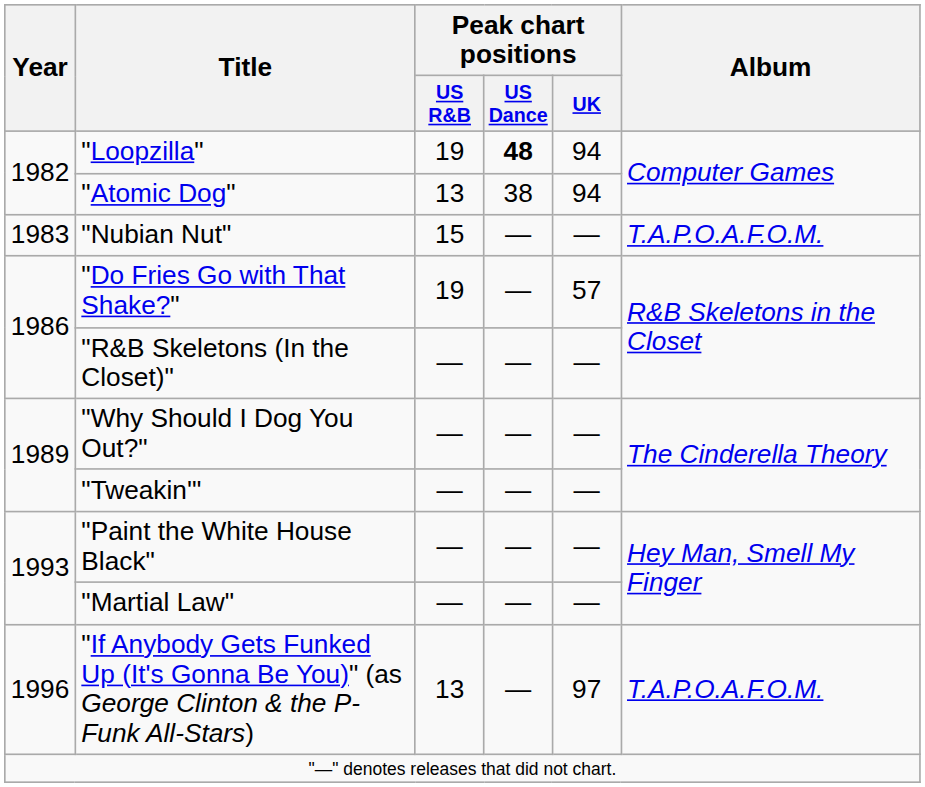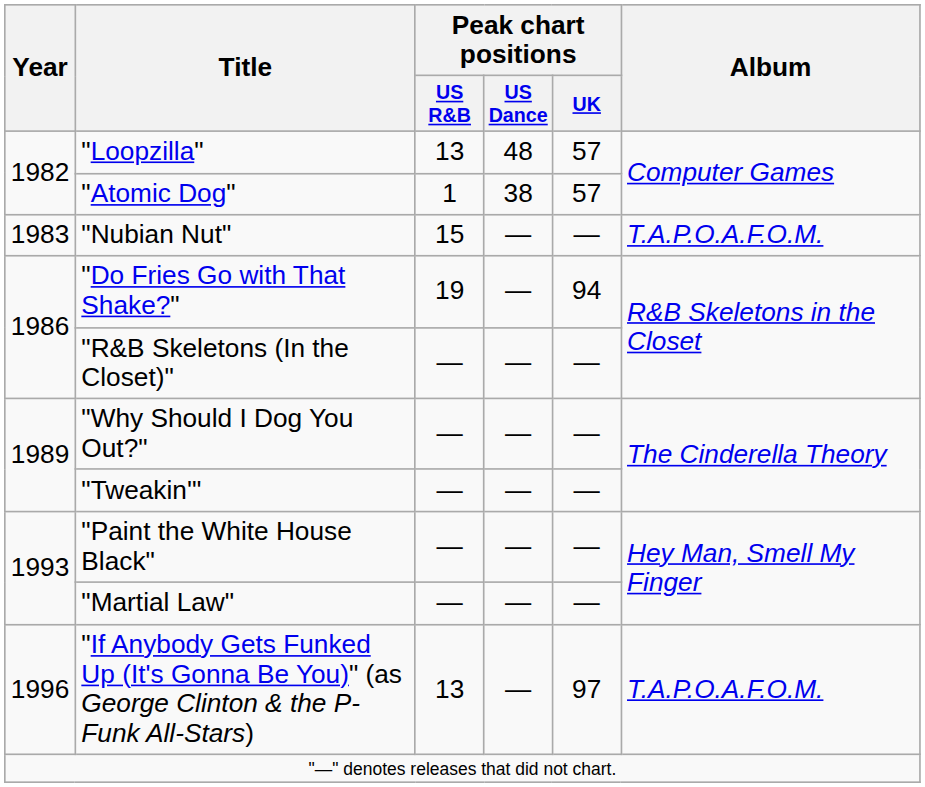(450, 151) 19 -> (450, 151) 13
(518, 151) bold -> (518, 151) normal
(587, 151) 94 -> (587, 151) 57
(450, 193) 13 -> (450, 193) 1
(587, 193) 94 -> (587, 193) 57
(587, 291) 57 -> (587, 291) 94
